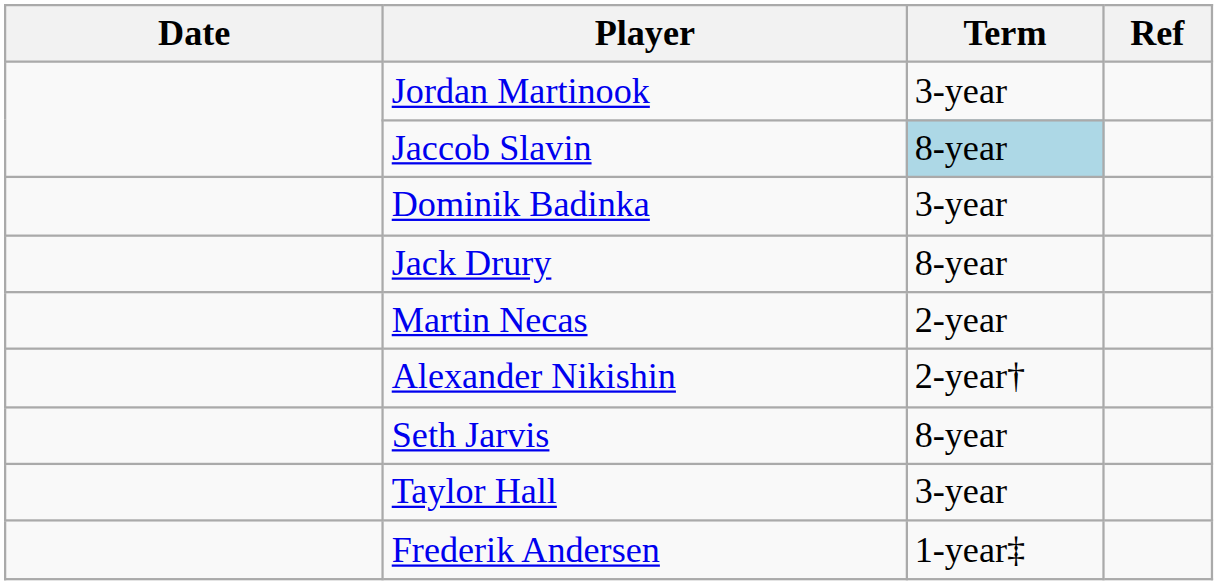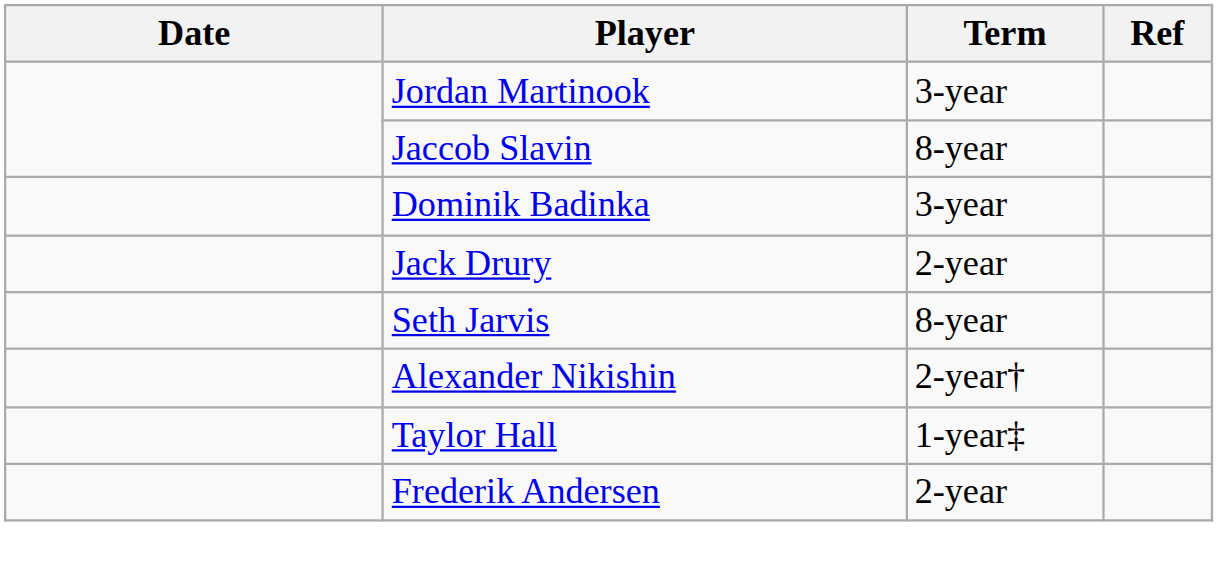(961, 147) lightblue background -> (961, 147) no background
(961, 262) 8-year -> (961, 262) 2-year
- row: (490, 319)
rows swapped: (471, 434) <-> (534, 377)
(961, 491) 3-year -> (970, 434) 1-year‡
(970, 549) 1-year‡ -> (961, 491) 2-year
